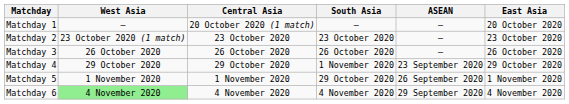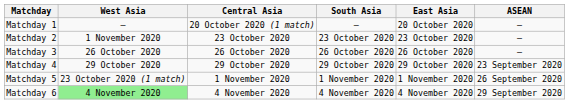columns swapped: (440, 11) <-> (525, 11)
(123, 38) 23 October 2020 (1 match) -> (123, 38) 1 November 2020
(356, 65) 1 November 2020 -> (356, 65) 29 October 2020
(123, 79) 1 November 2020 -> (123, 79) 23 October 2020 (1 match)
(356, 79) 29 October 2020 -> (356, 79) 1 November 2020
